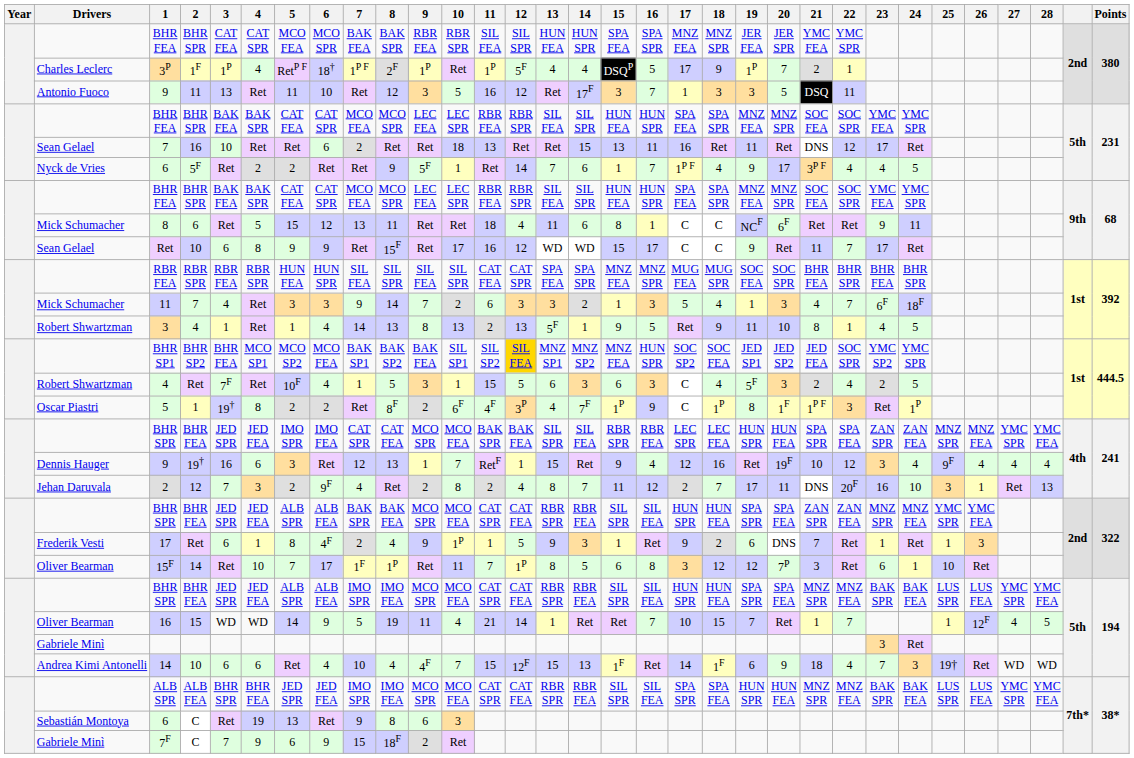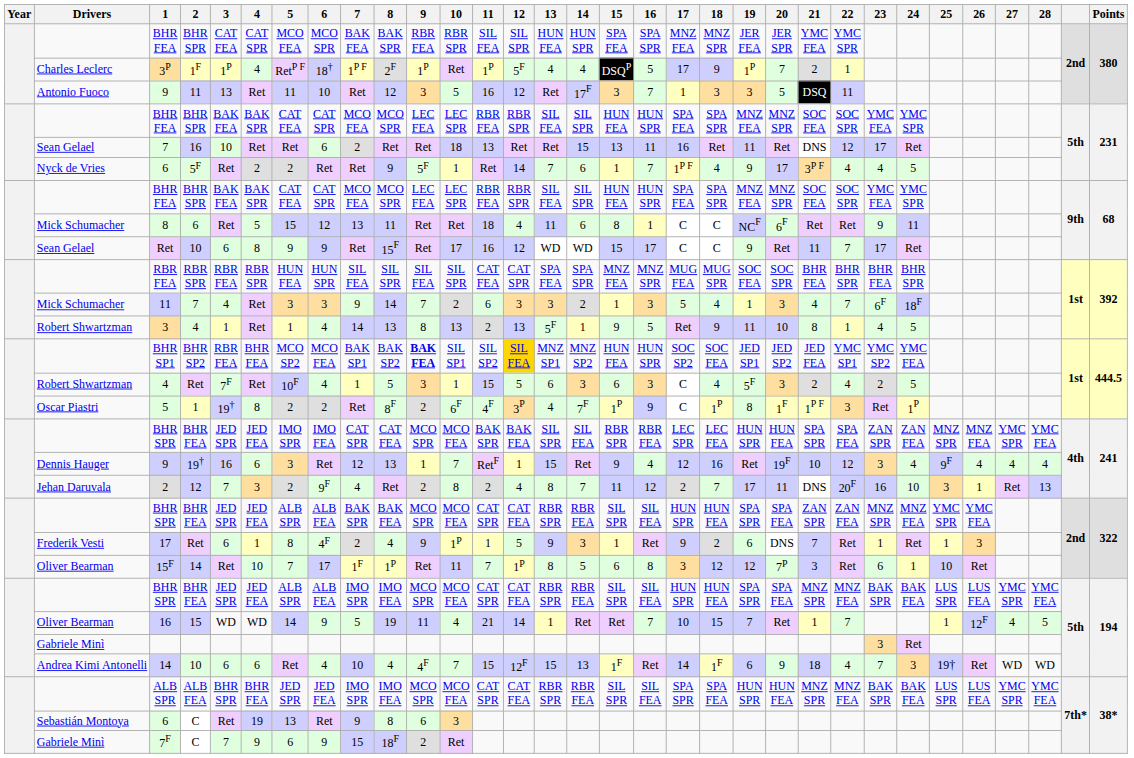(226, 355) BHR FEA -> (226, 355) RBR FEA
(258, 355) MCO SP1 -> (257, 355) BHR FEA
(425, 355) normal -> (423, 355) bold
(618, 355) MNZ FEA -> (616, 355) HUN FEA
(849, 355) SOC SPR -> (847, 355) YMC SP1
(915, 355) YMC SPR -> (913, 355) YMC FEA
